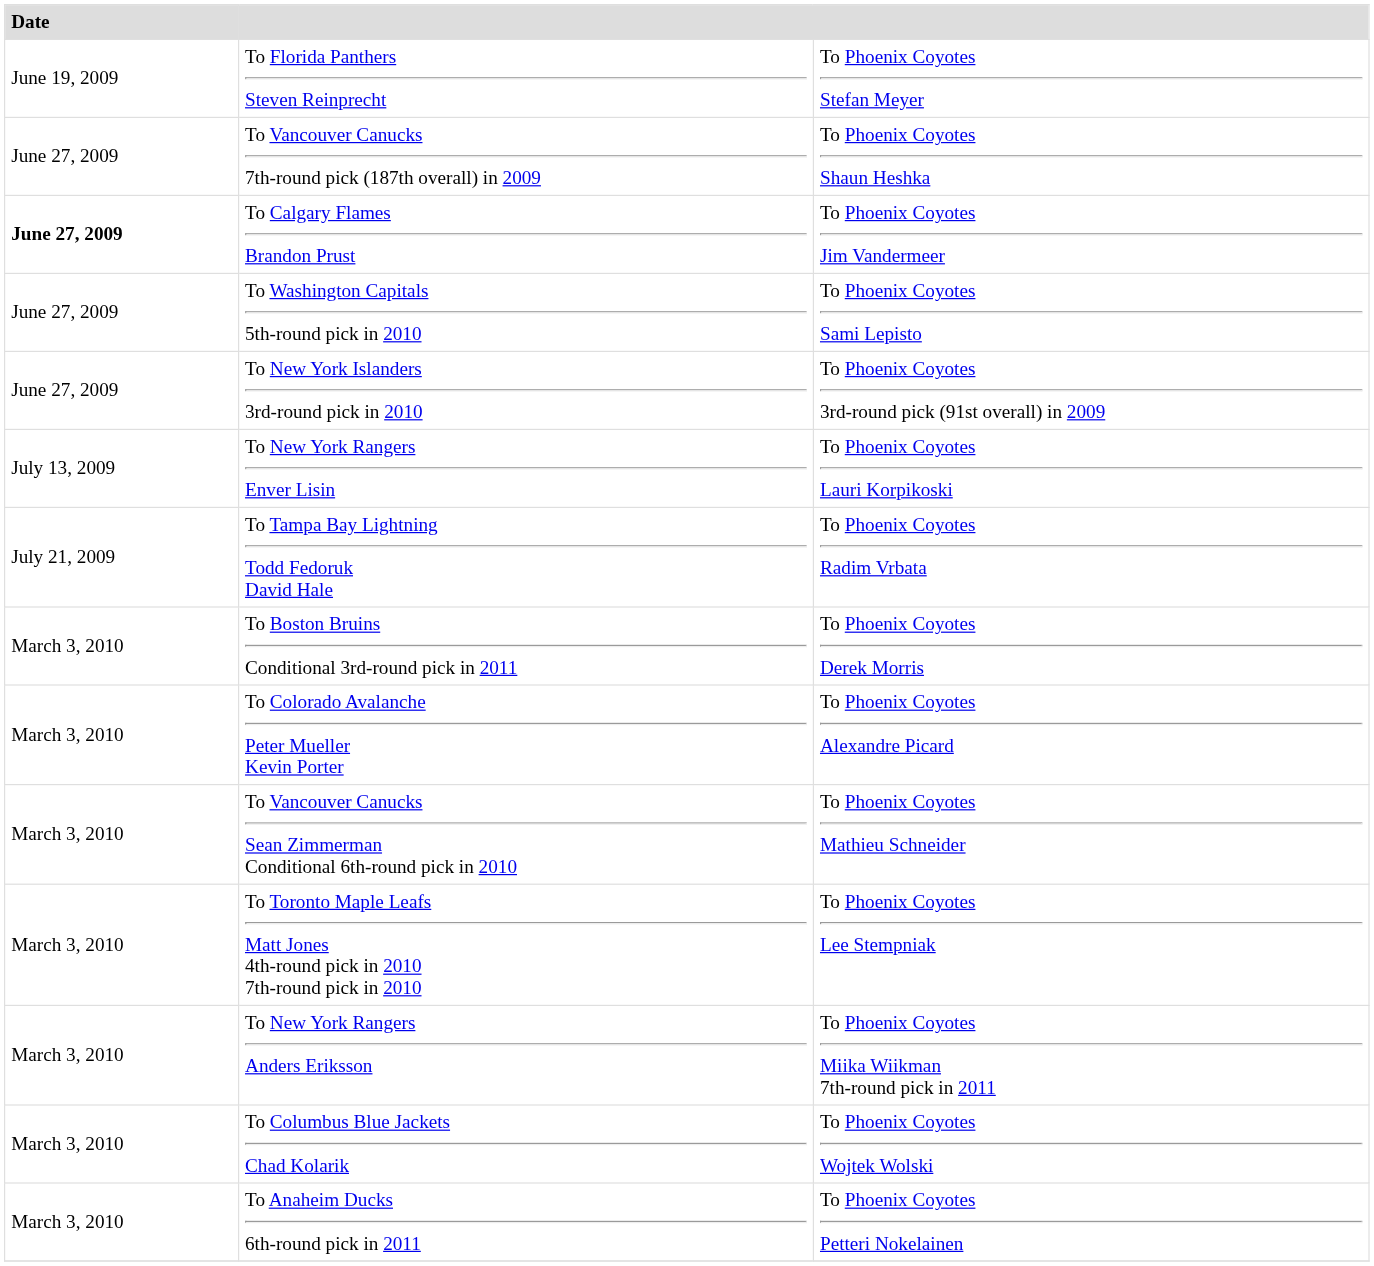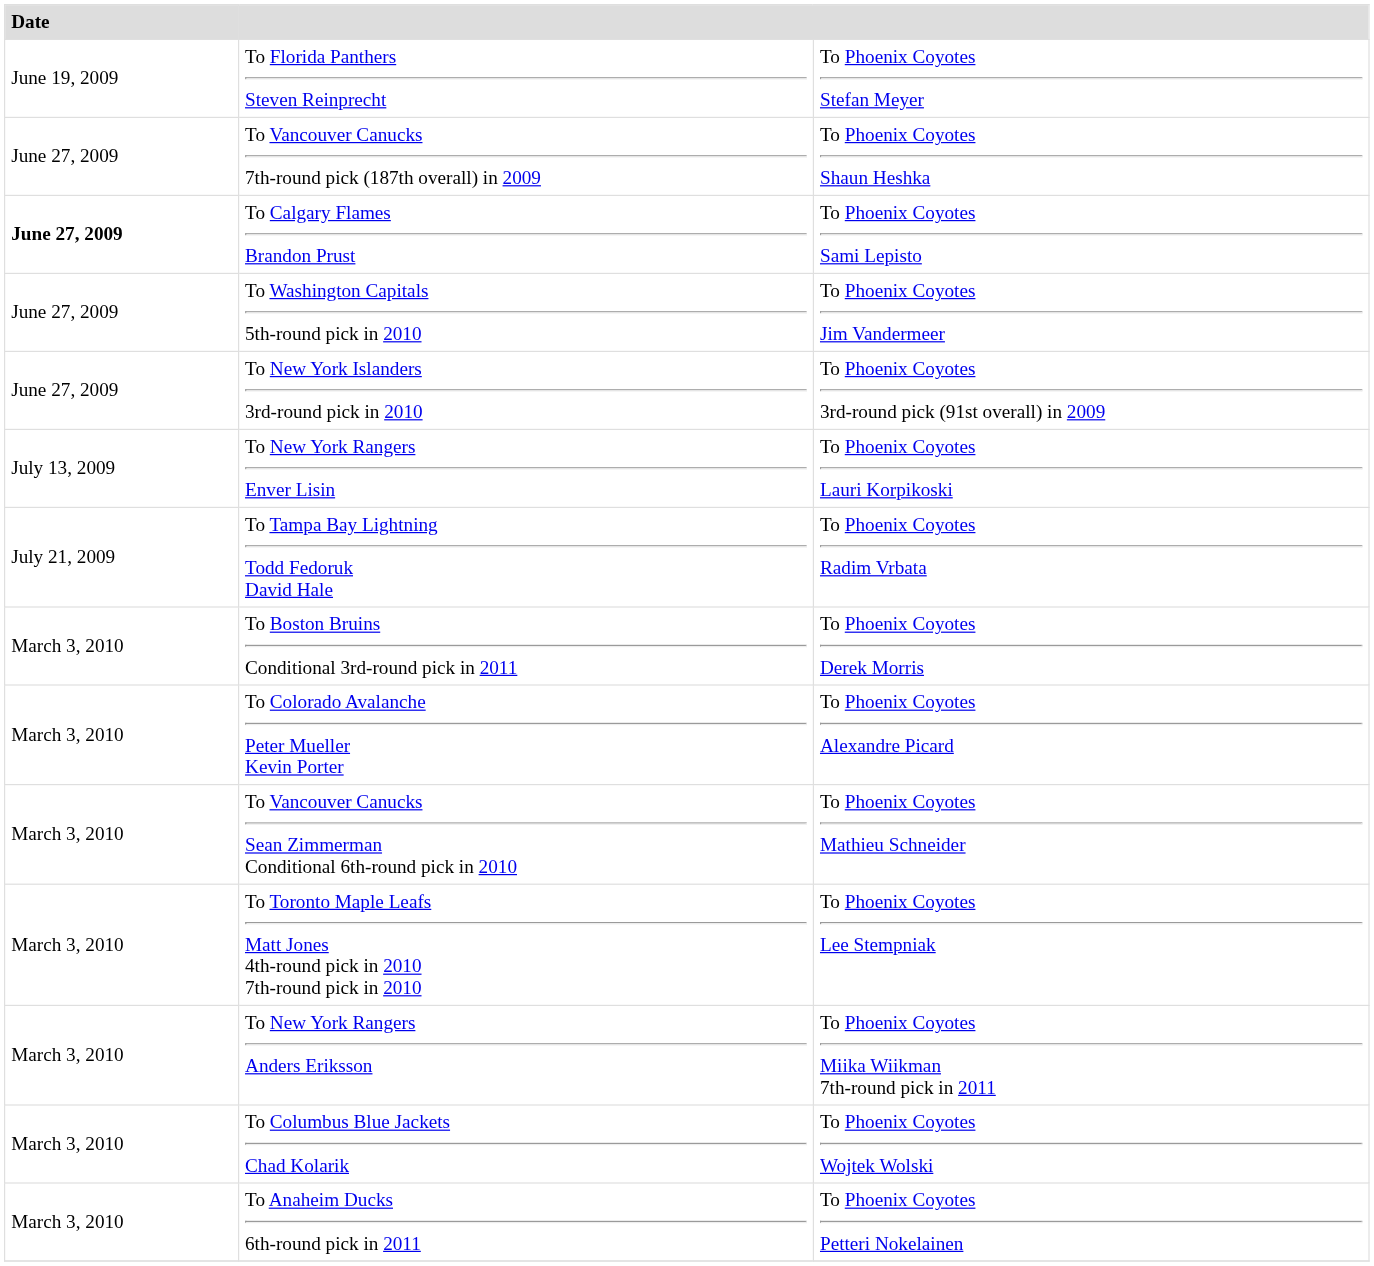(1091, 234) To Phoenix Coyotes Jim Vandermeer -> (1091, 234) To Phoenix Coyotes Sami Lepisto
(1091, 312) To Phoenix Coyotes Sami Lepisto -> (1091, 312) To Phoenix Coyotes Jim Vandermeer
